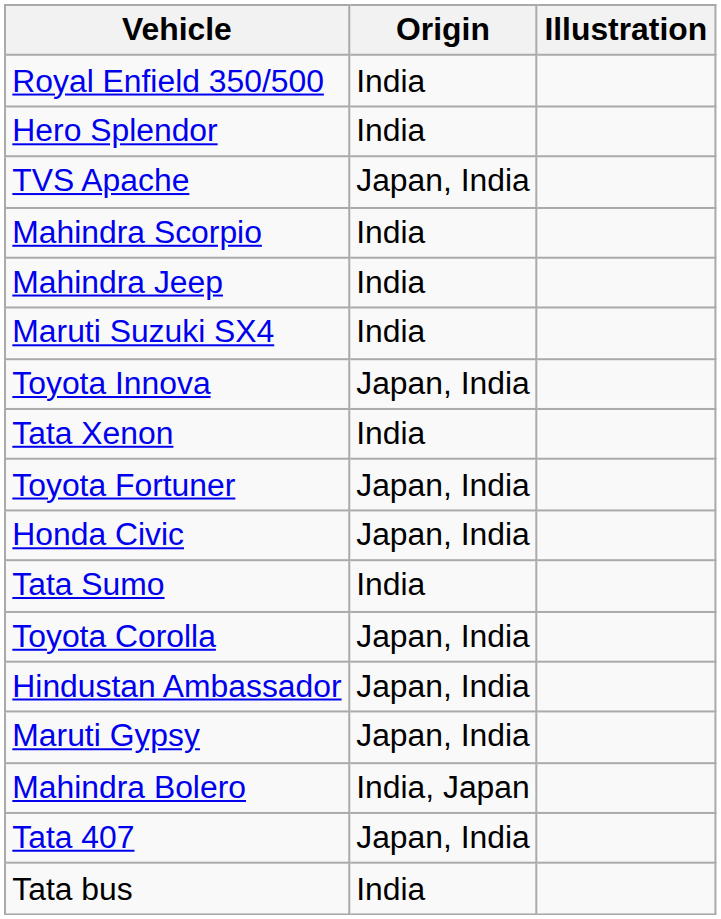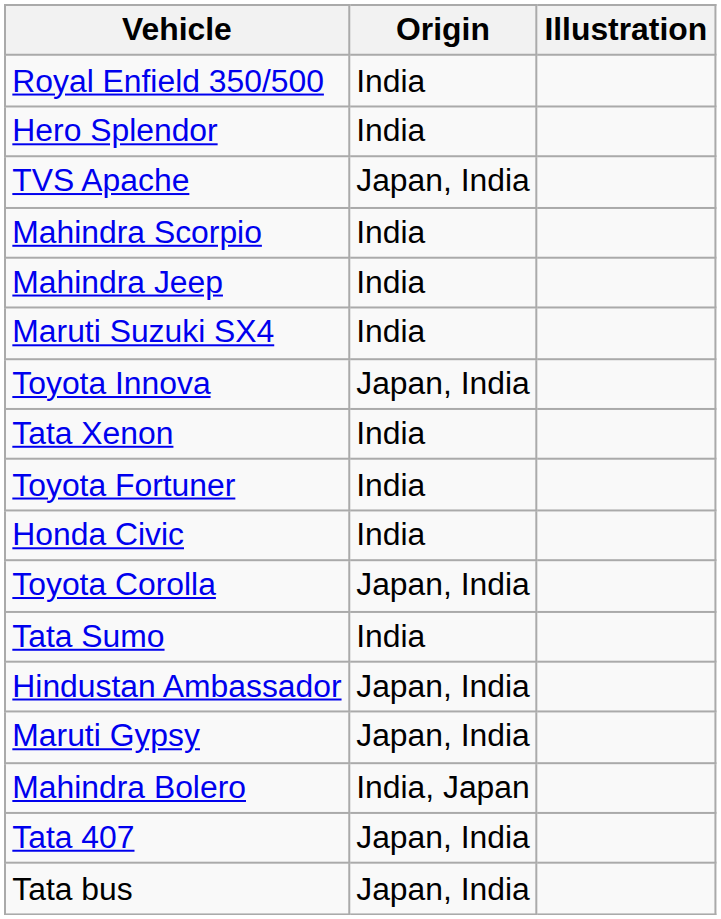(443, 484) Japan, India -> (391, 484) India
(443, 534) Japan, India -> (391, 534) India
rows swapped: (114, 635) <-> (88, 585)
(391, 888) India -> (443, 888) Japan, India
